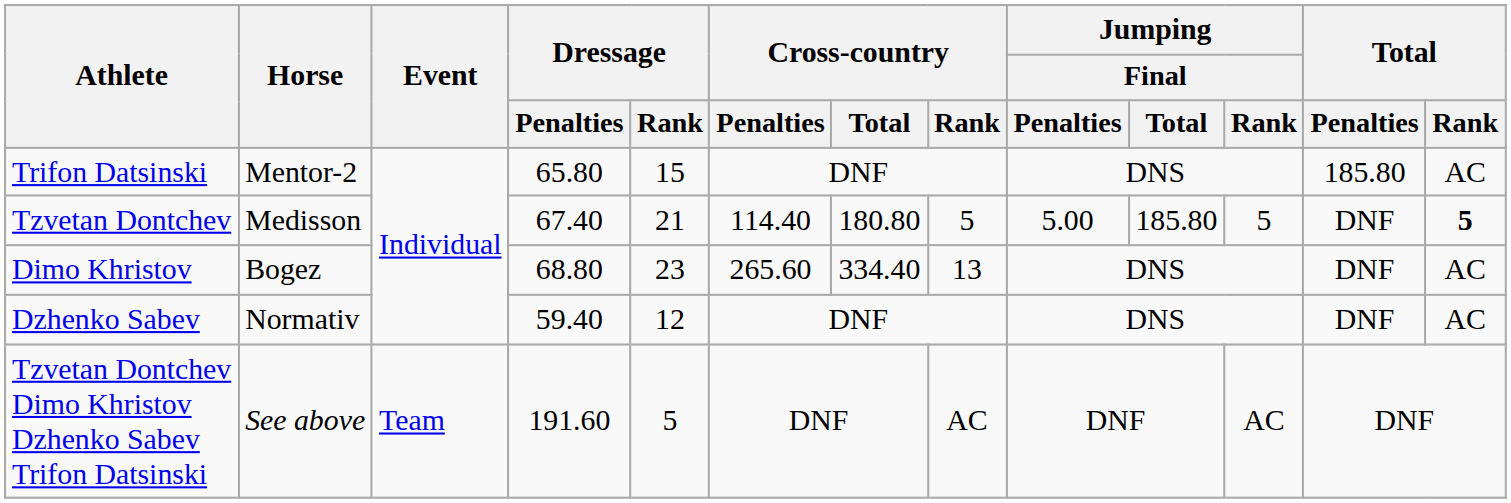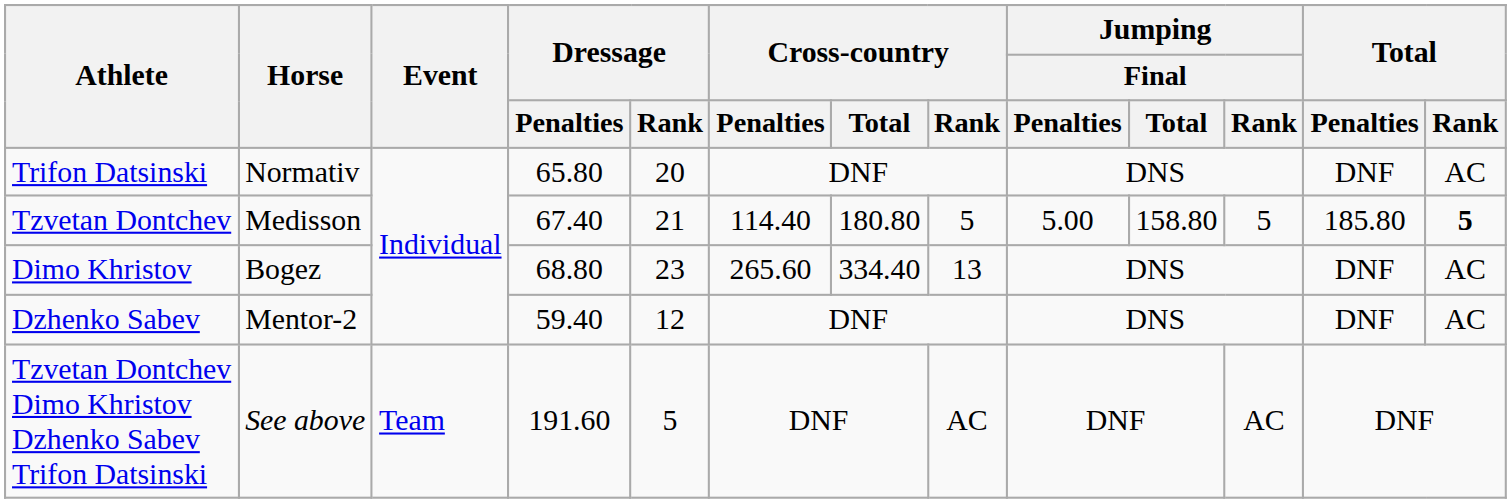(301, 171) Mentor-2 -> (302, 171) Normativ
(670, 171) 15 -> (670, 171) 20
(1365, 171) 185.80 -> (1365, 171) DNF
(1176, 220) 185.80 -> (1176, 220) 158.80
(1365, 220) DNF -> (1365, 220) 185.80
(302, 319) Normativ -> (301, 319) Mentor-2
